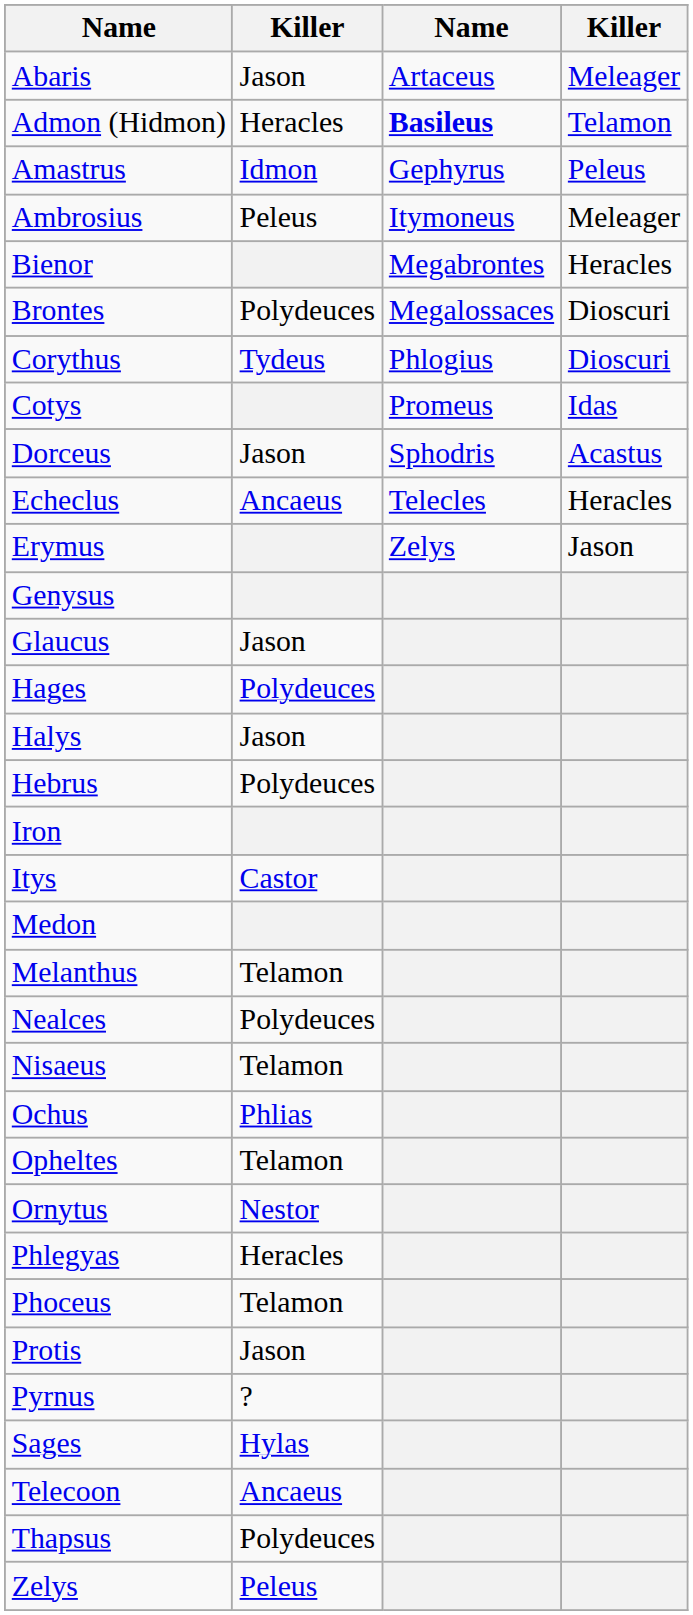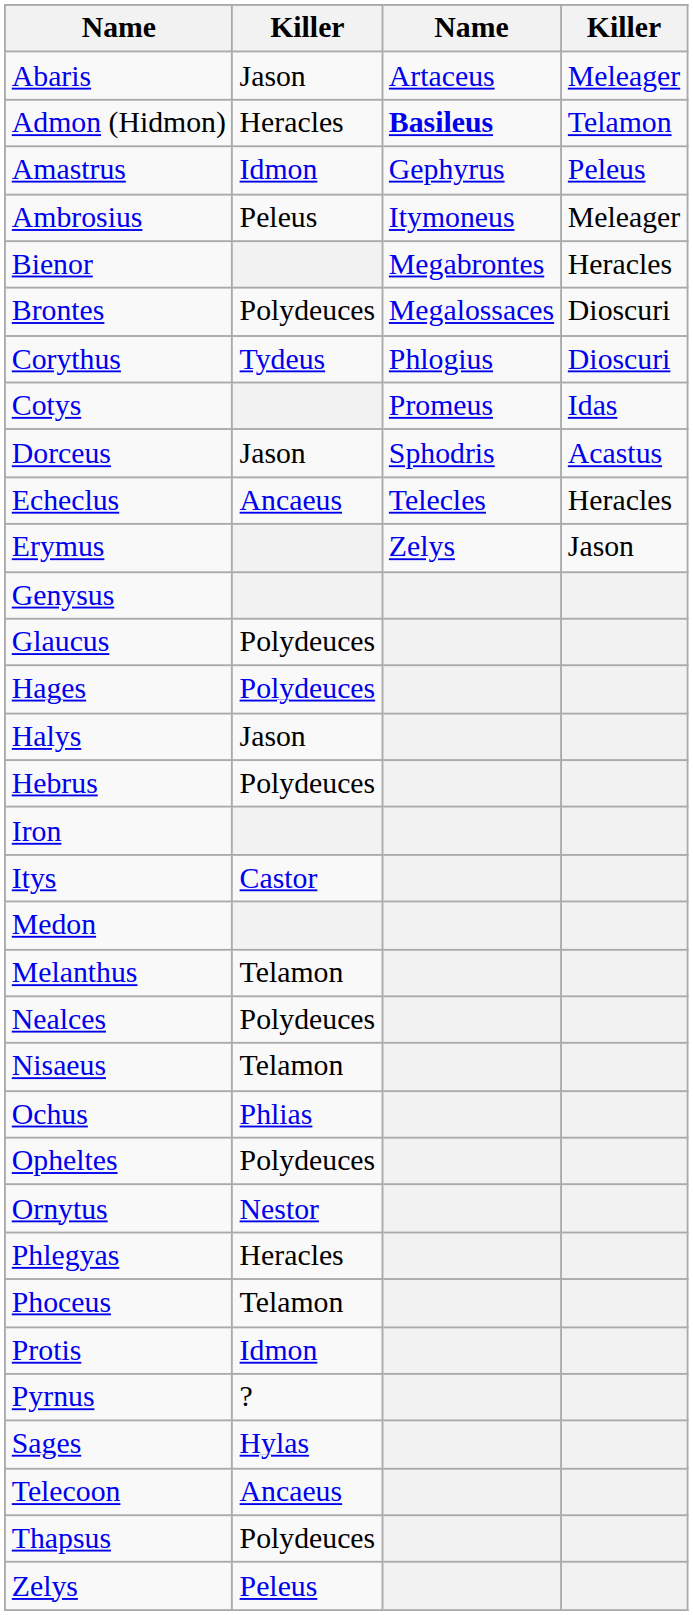(273, 641) Jason -> (307, 641) Polydeuces
(291, 1160) Telamon -> (307, 1160) Polydeuces
(273, 1349) Jason -> (278, 1349) Idmon
